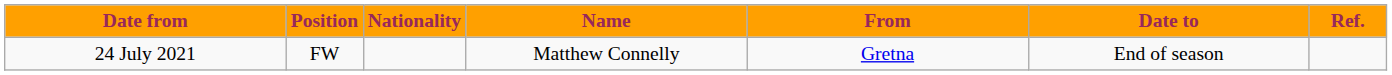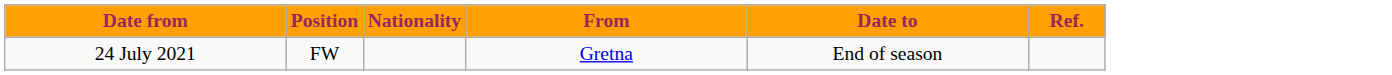- column: (606, 21)
